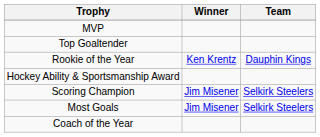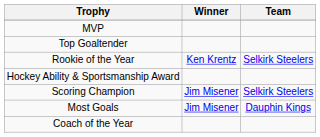(278, 60) Dauphin Kings -> (278, 60) Selkirk Steelers
(278, 108) Selkirk Steelers -> (278, 108) Dauphin Kings
